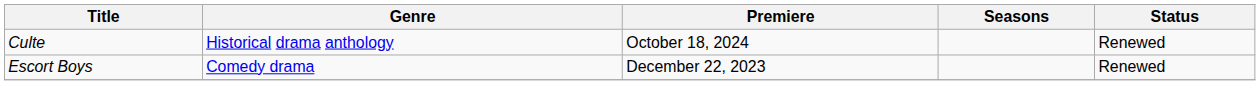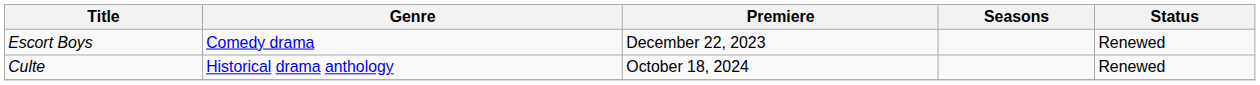rows swapped: (50, 67) <-> (27, 42)
